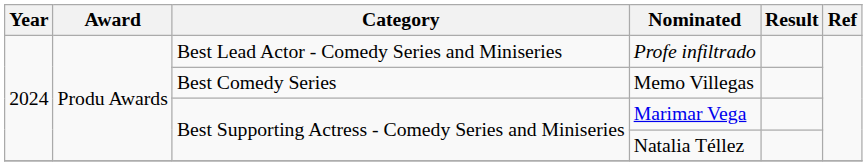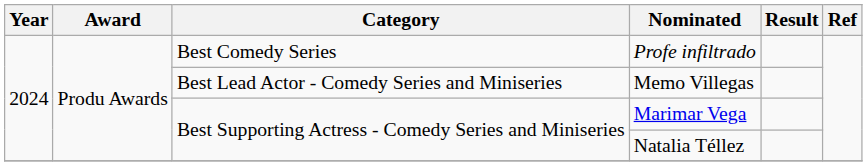(370, 51) Best Lead Actor - Comedy Series and Miniseries -> (257, 51) Best Comedy Series
(257, 82) Best Comedy Series -> (370, 82) Best Lead Actor - Comedy Series and Miniseries
